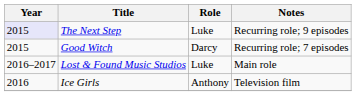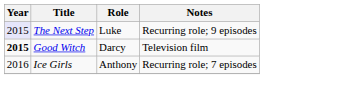(18, 47) normal -> (18, 47) bold
(291, 47) Recurring role; 7 episodes -> (175, 47) Television film
- row: (123, 64)
(267, 82) Television film -> (199, 64) Recurring role; 7 episodes
